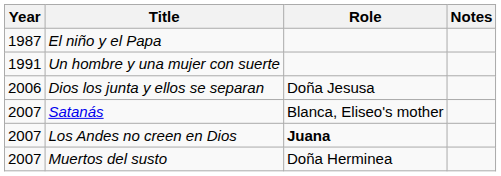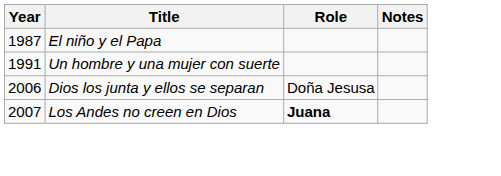- row: (76, 112)
- row: (108, 160)
